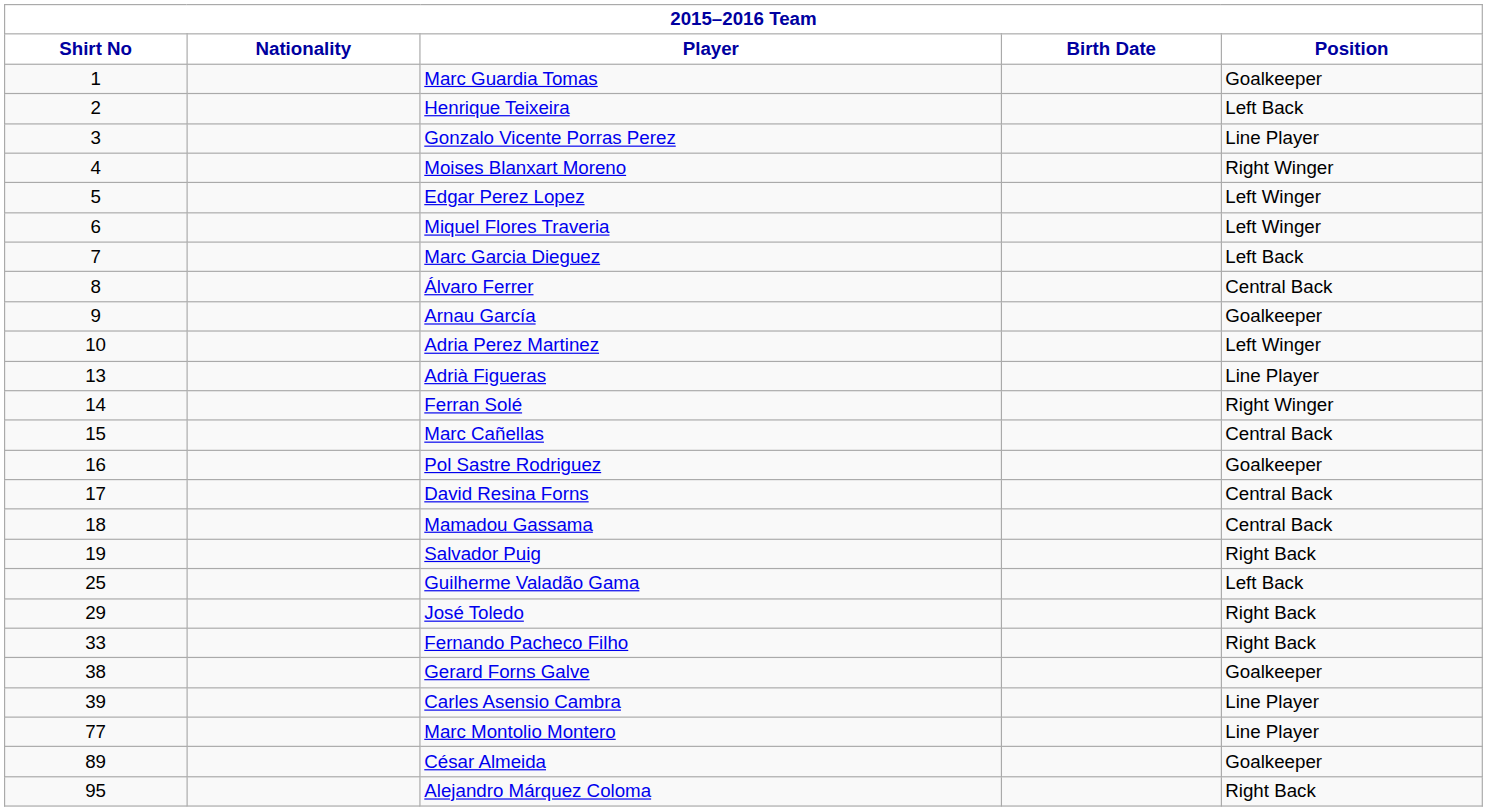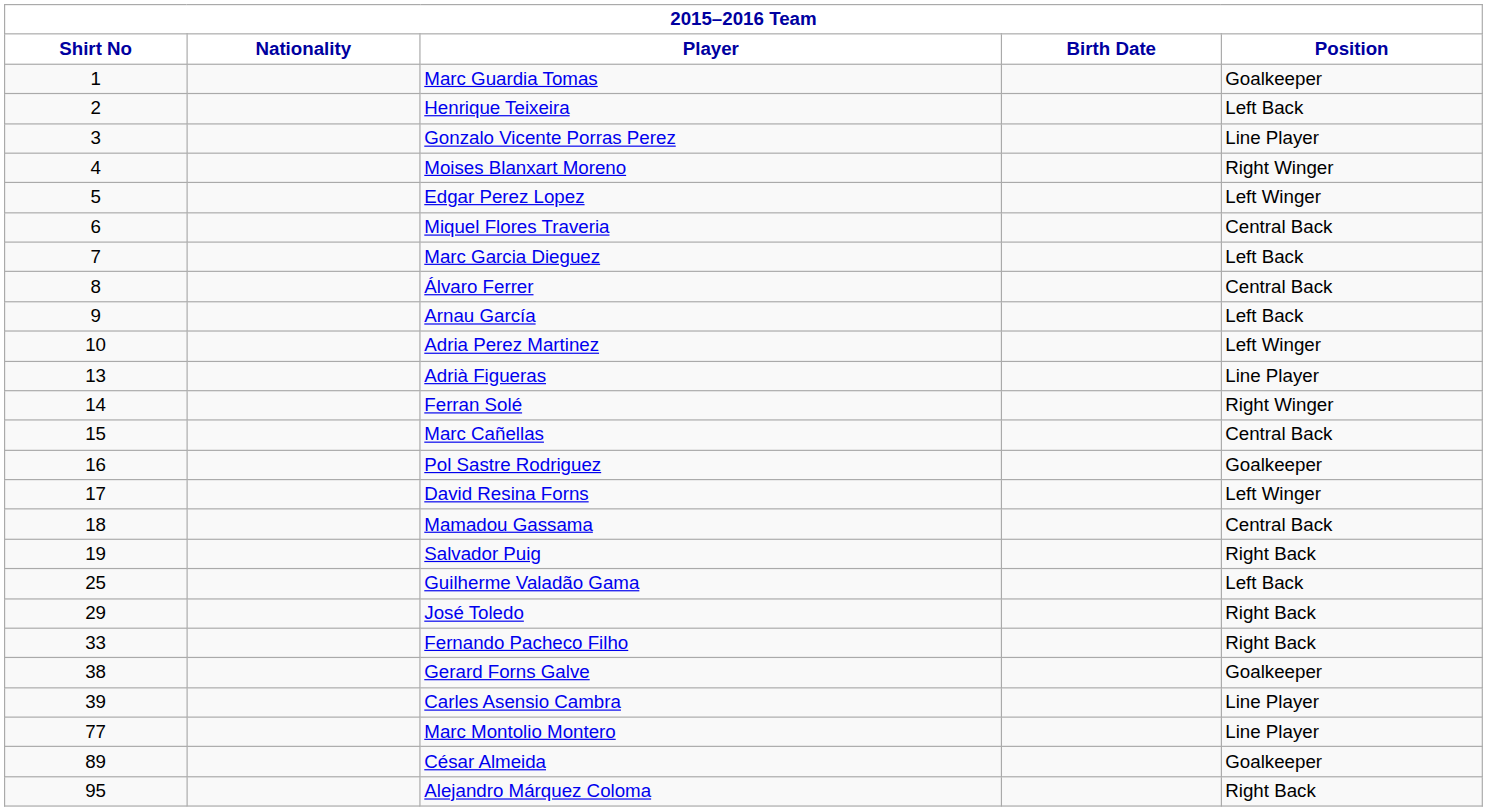(1273, 227) Left Winger -> (1279, 227) Central Back
(1274, 316) Goalkeeper -> (1264, 316) Left Back
(1279, 494) Central Back -> (1273, 494) Left Winger
